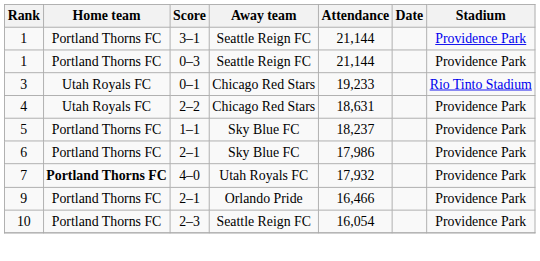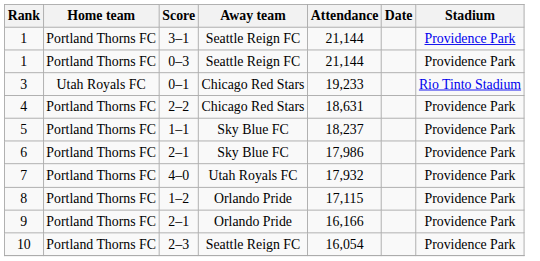(107, 107) Utah Royals FC -> (101, 107) Portland Thorns FC
(107, 175) bold -> (101, 175) normal
+ row: (24, 198)
(355, 198) 16,466 -> (345, 221) 16,166
